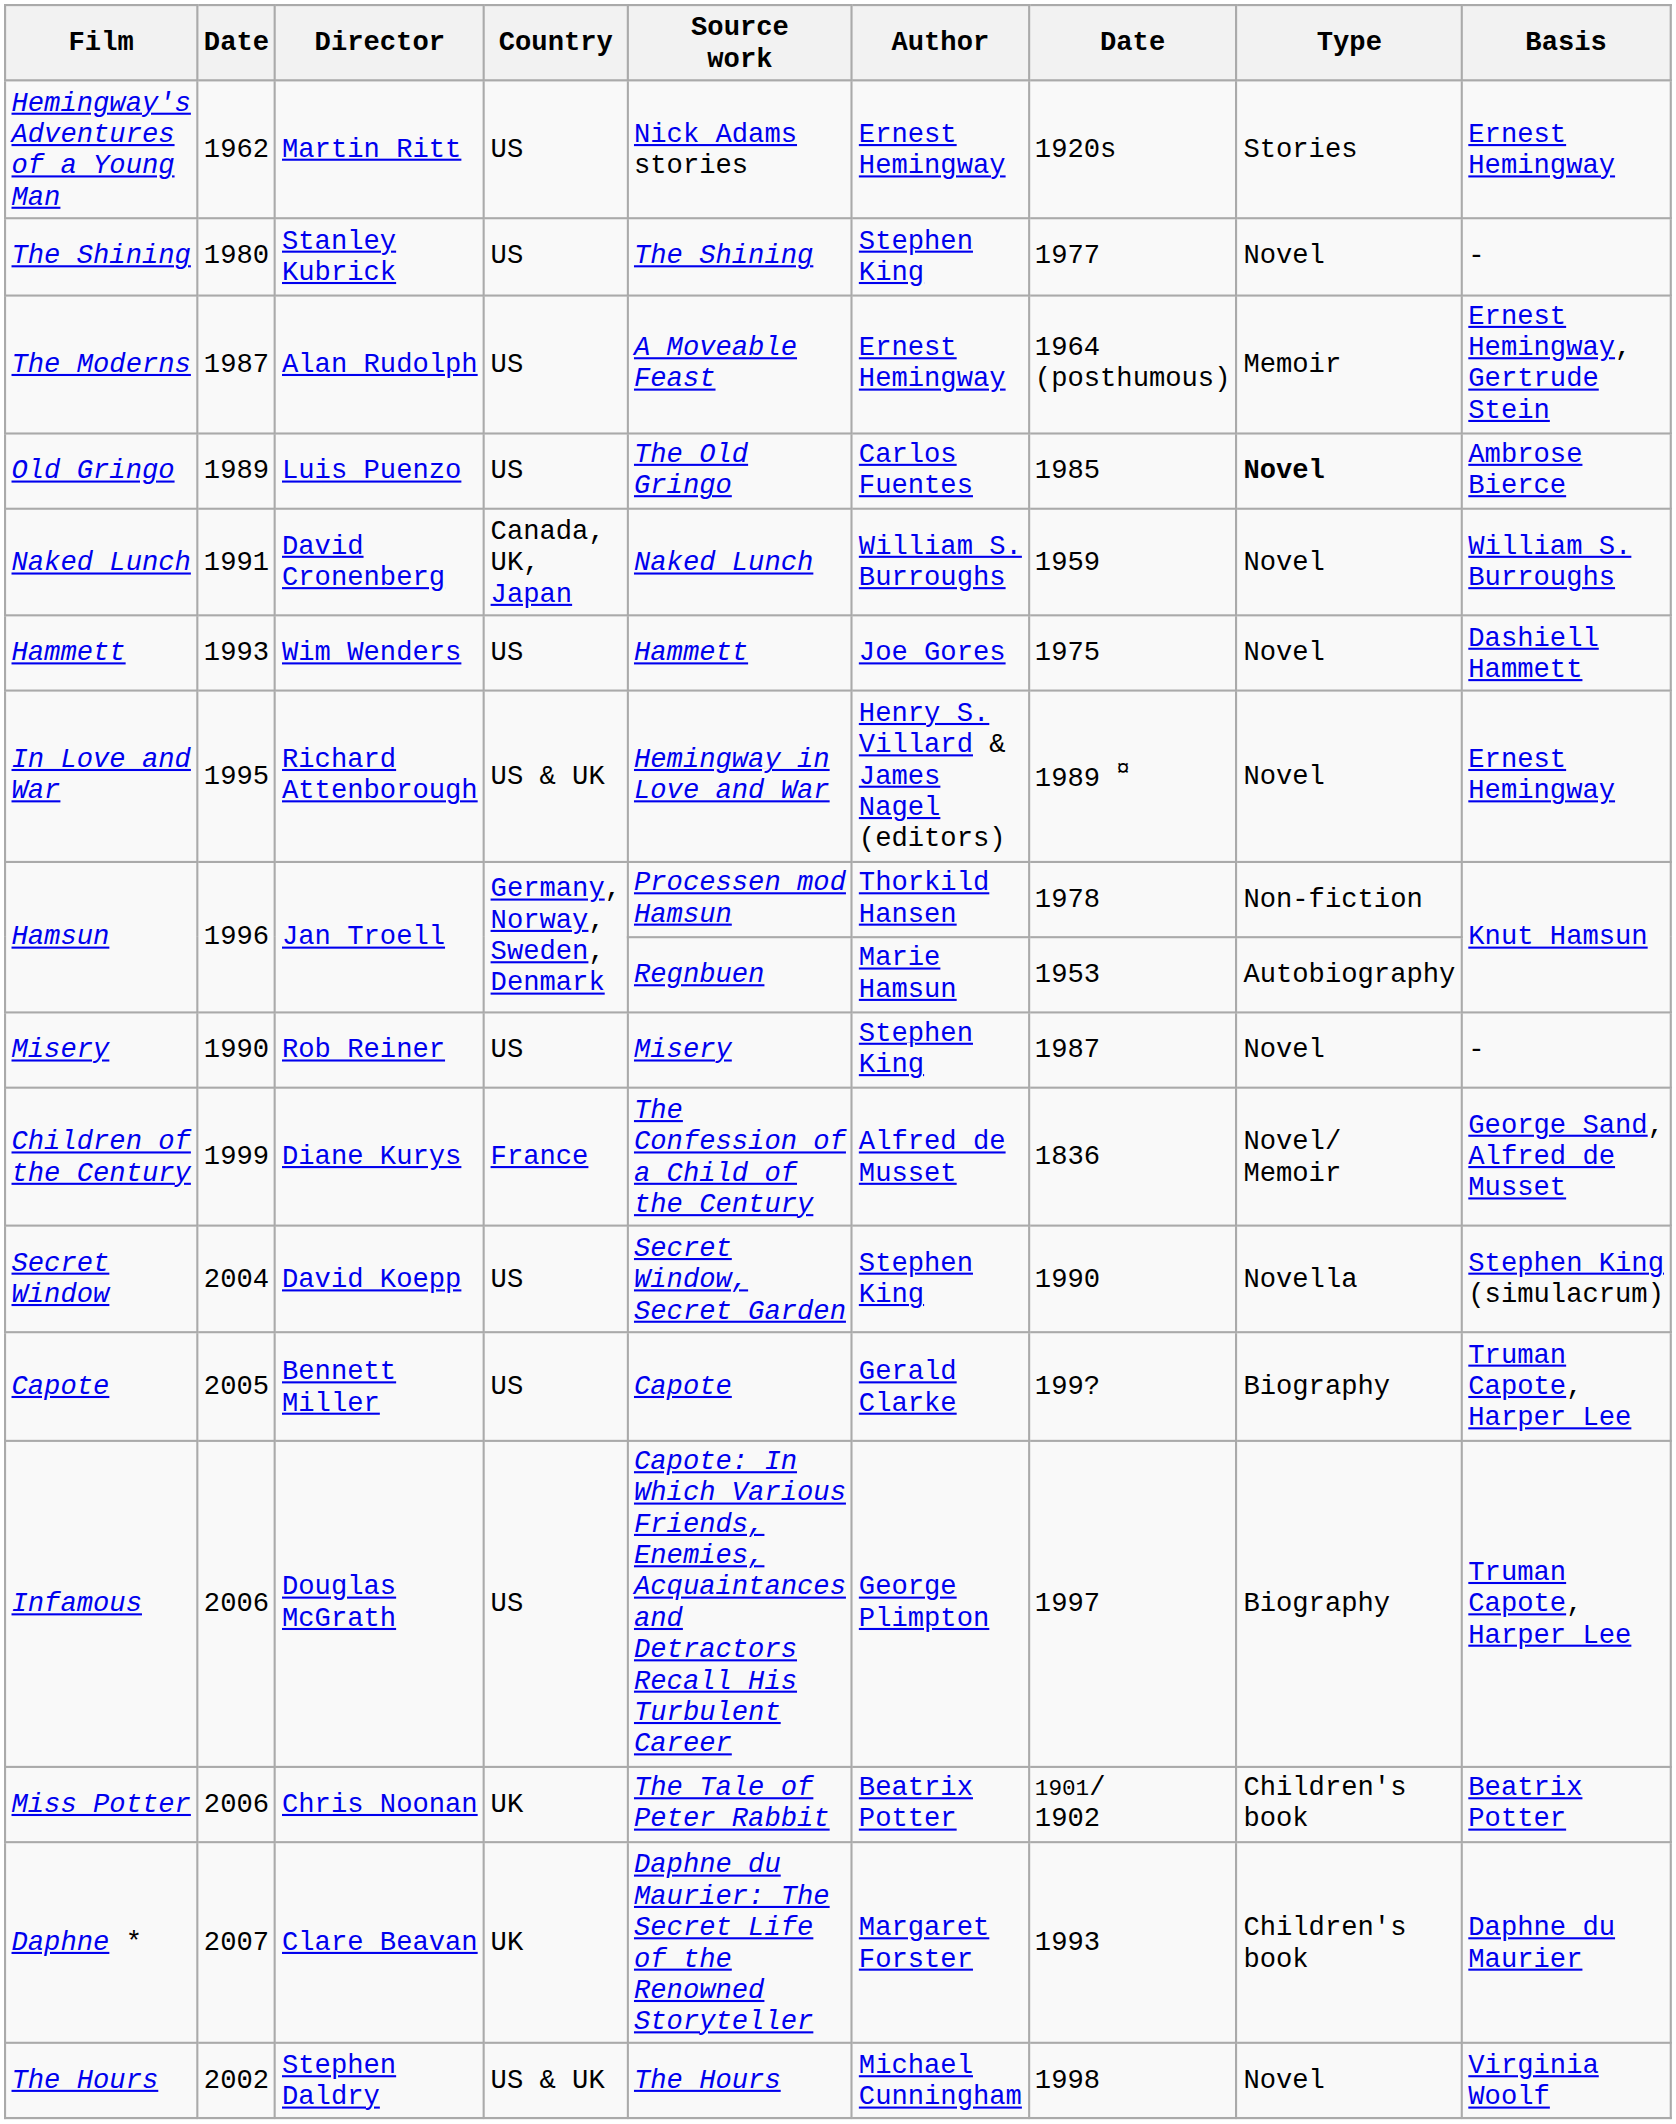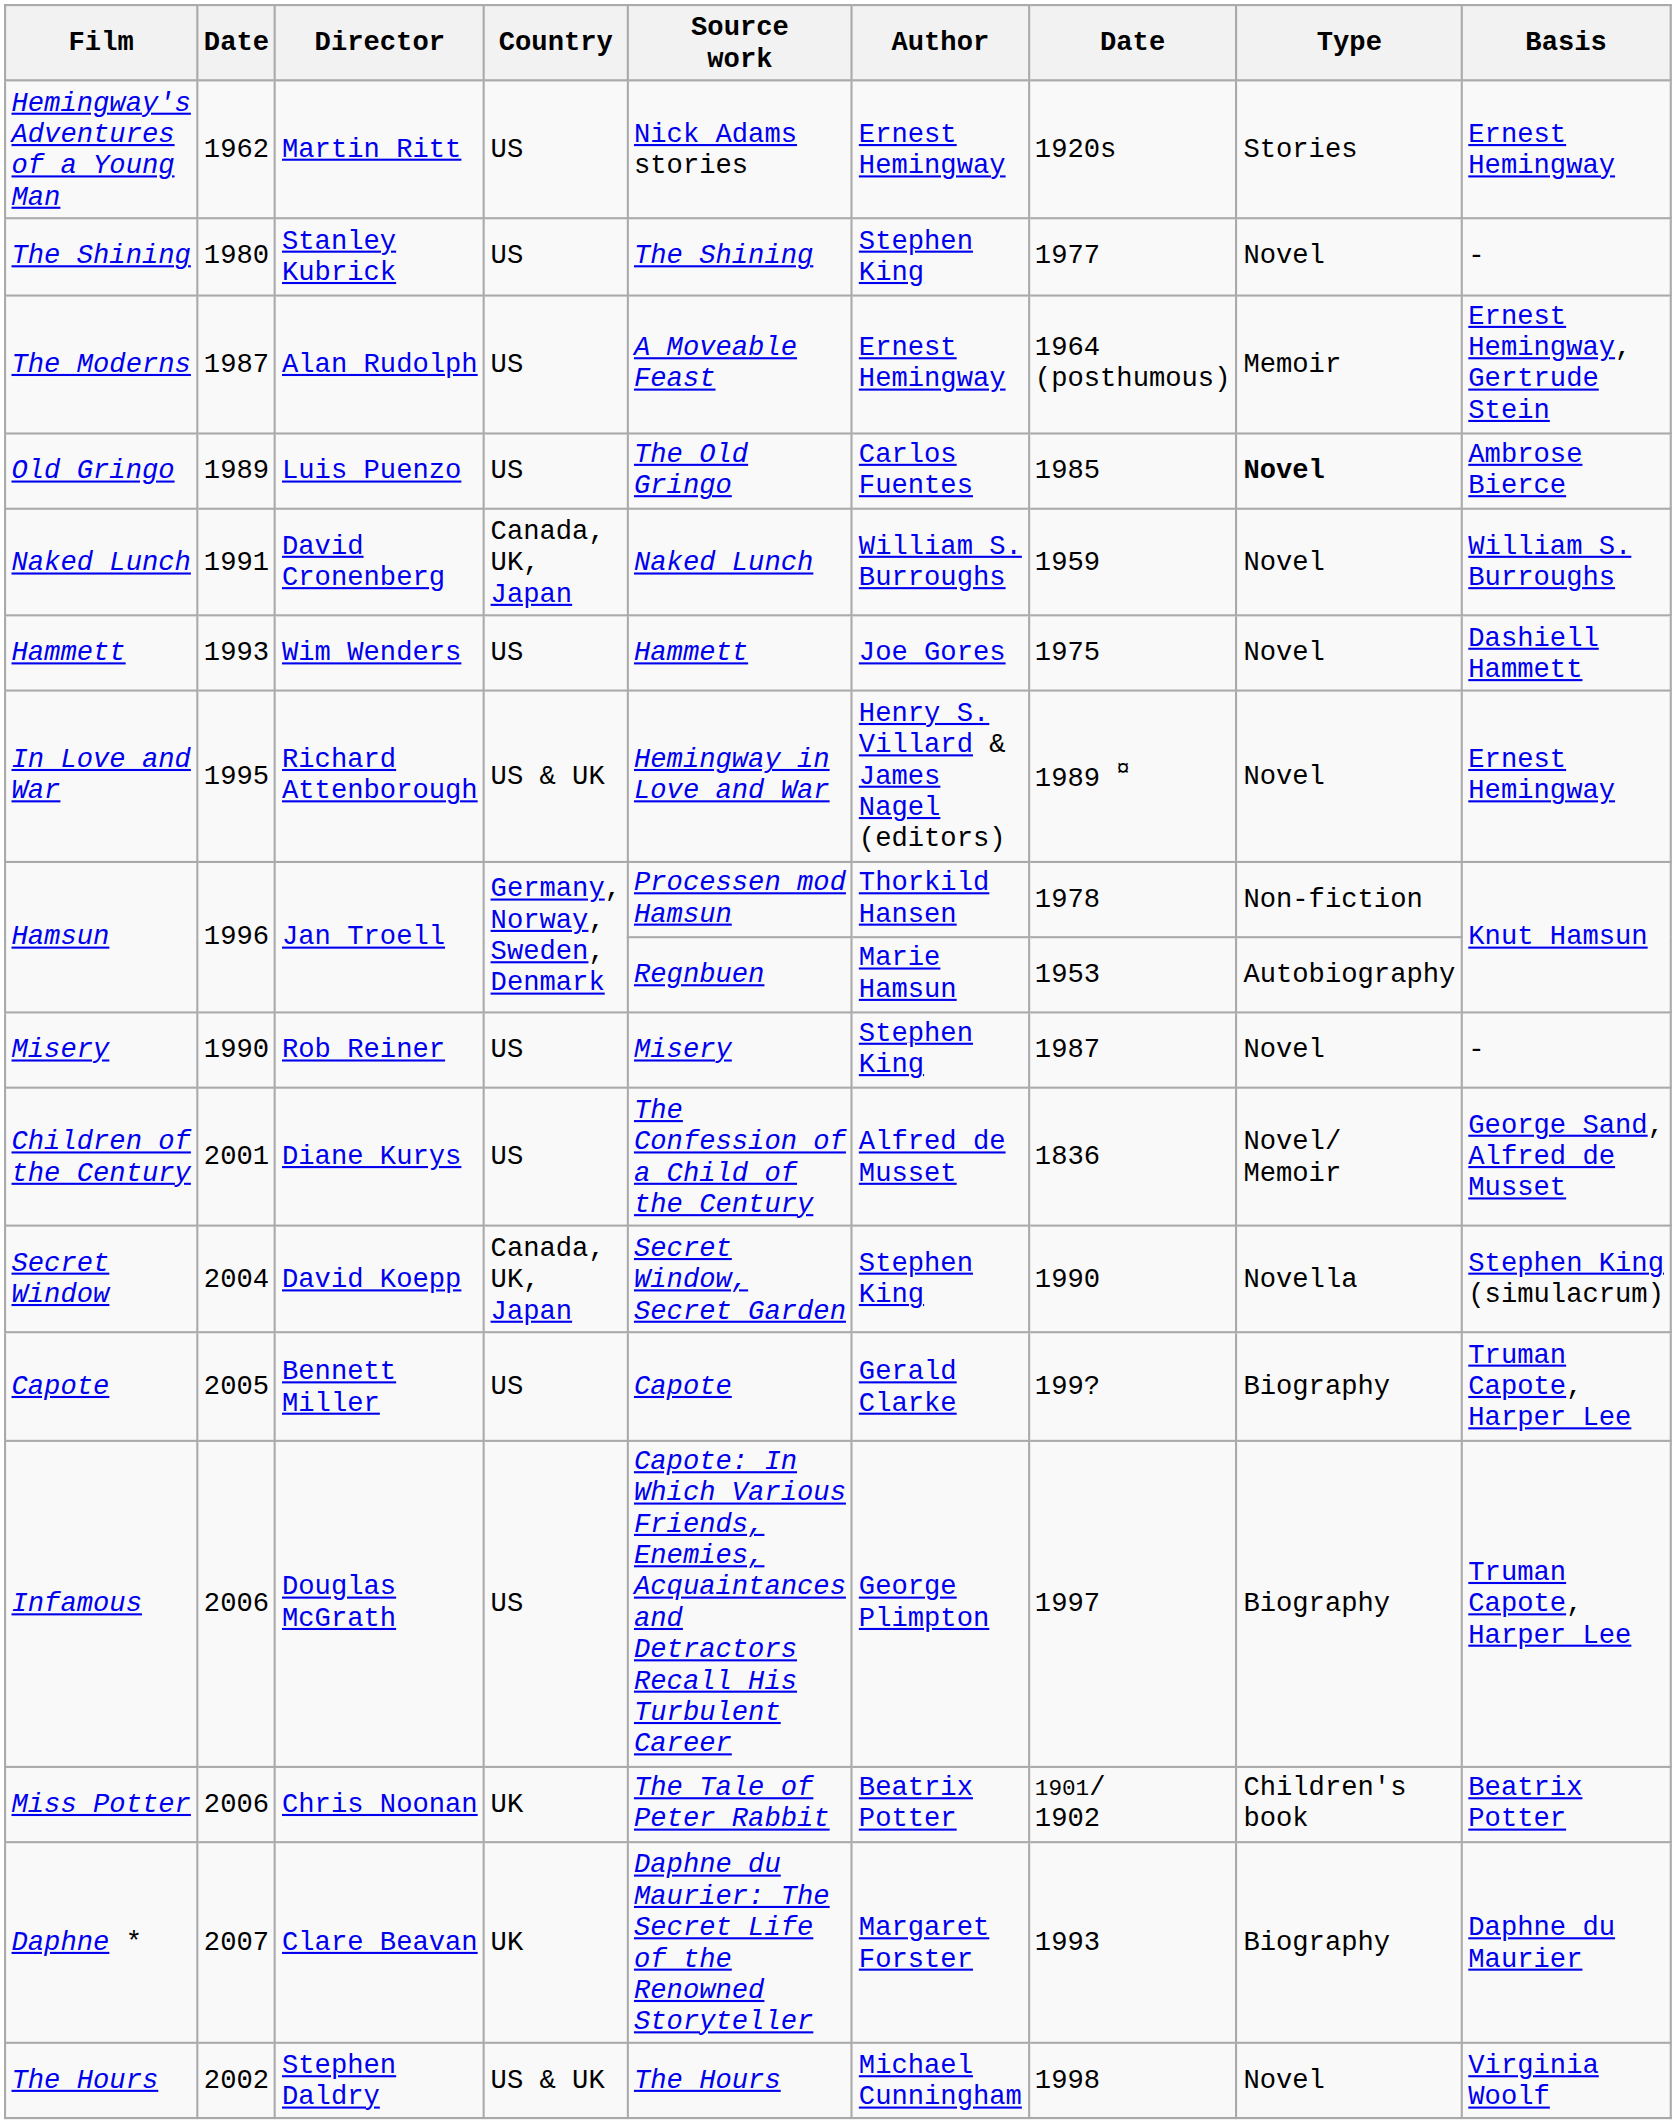(236, 1157) 1999 -> (236, 1157) 2001
(539, 1157) France -> (507, 1157) US
(507, 1280) US -> (548, 1280) Canada, UK, Japan
(1325, 1943) Children's book -> (1317, 1943) Biography
